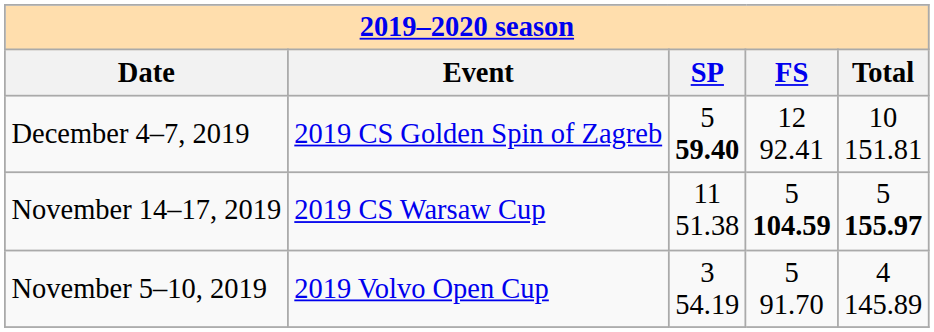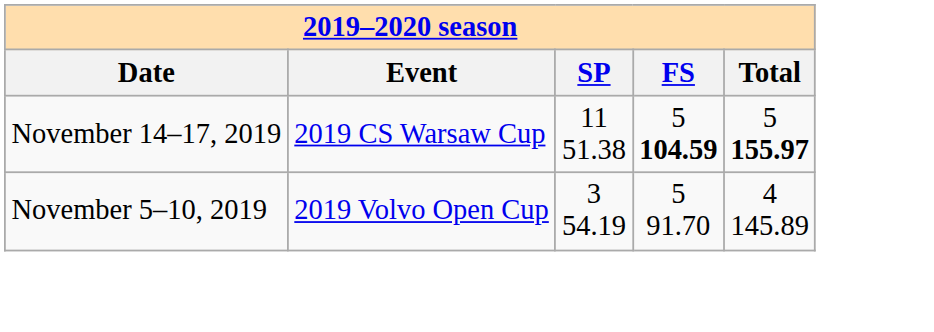- row: (130, 133)
